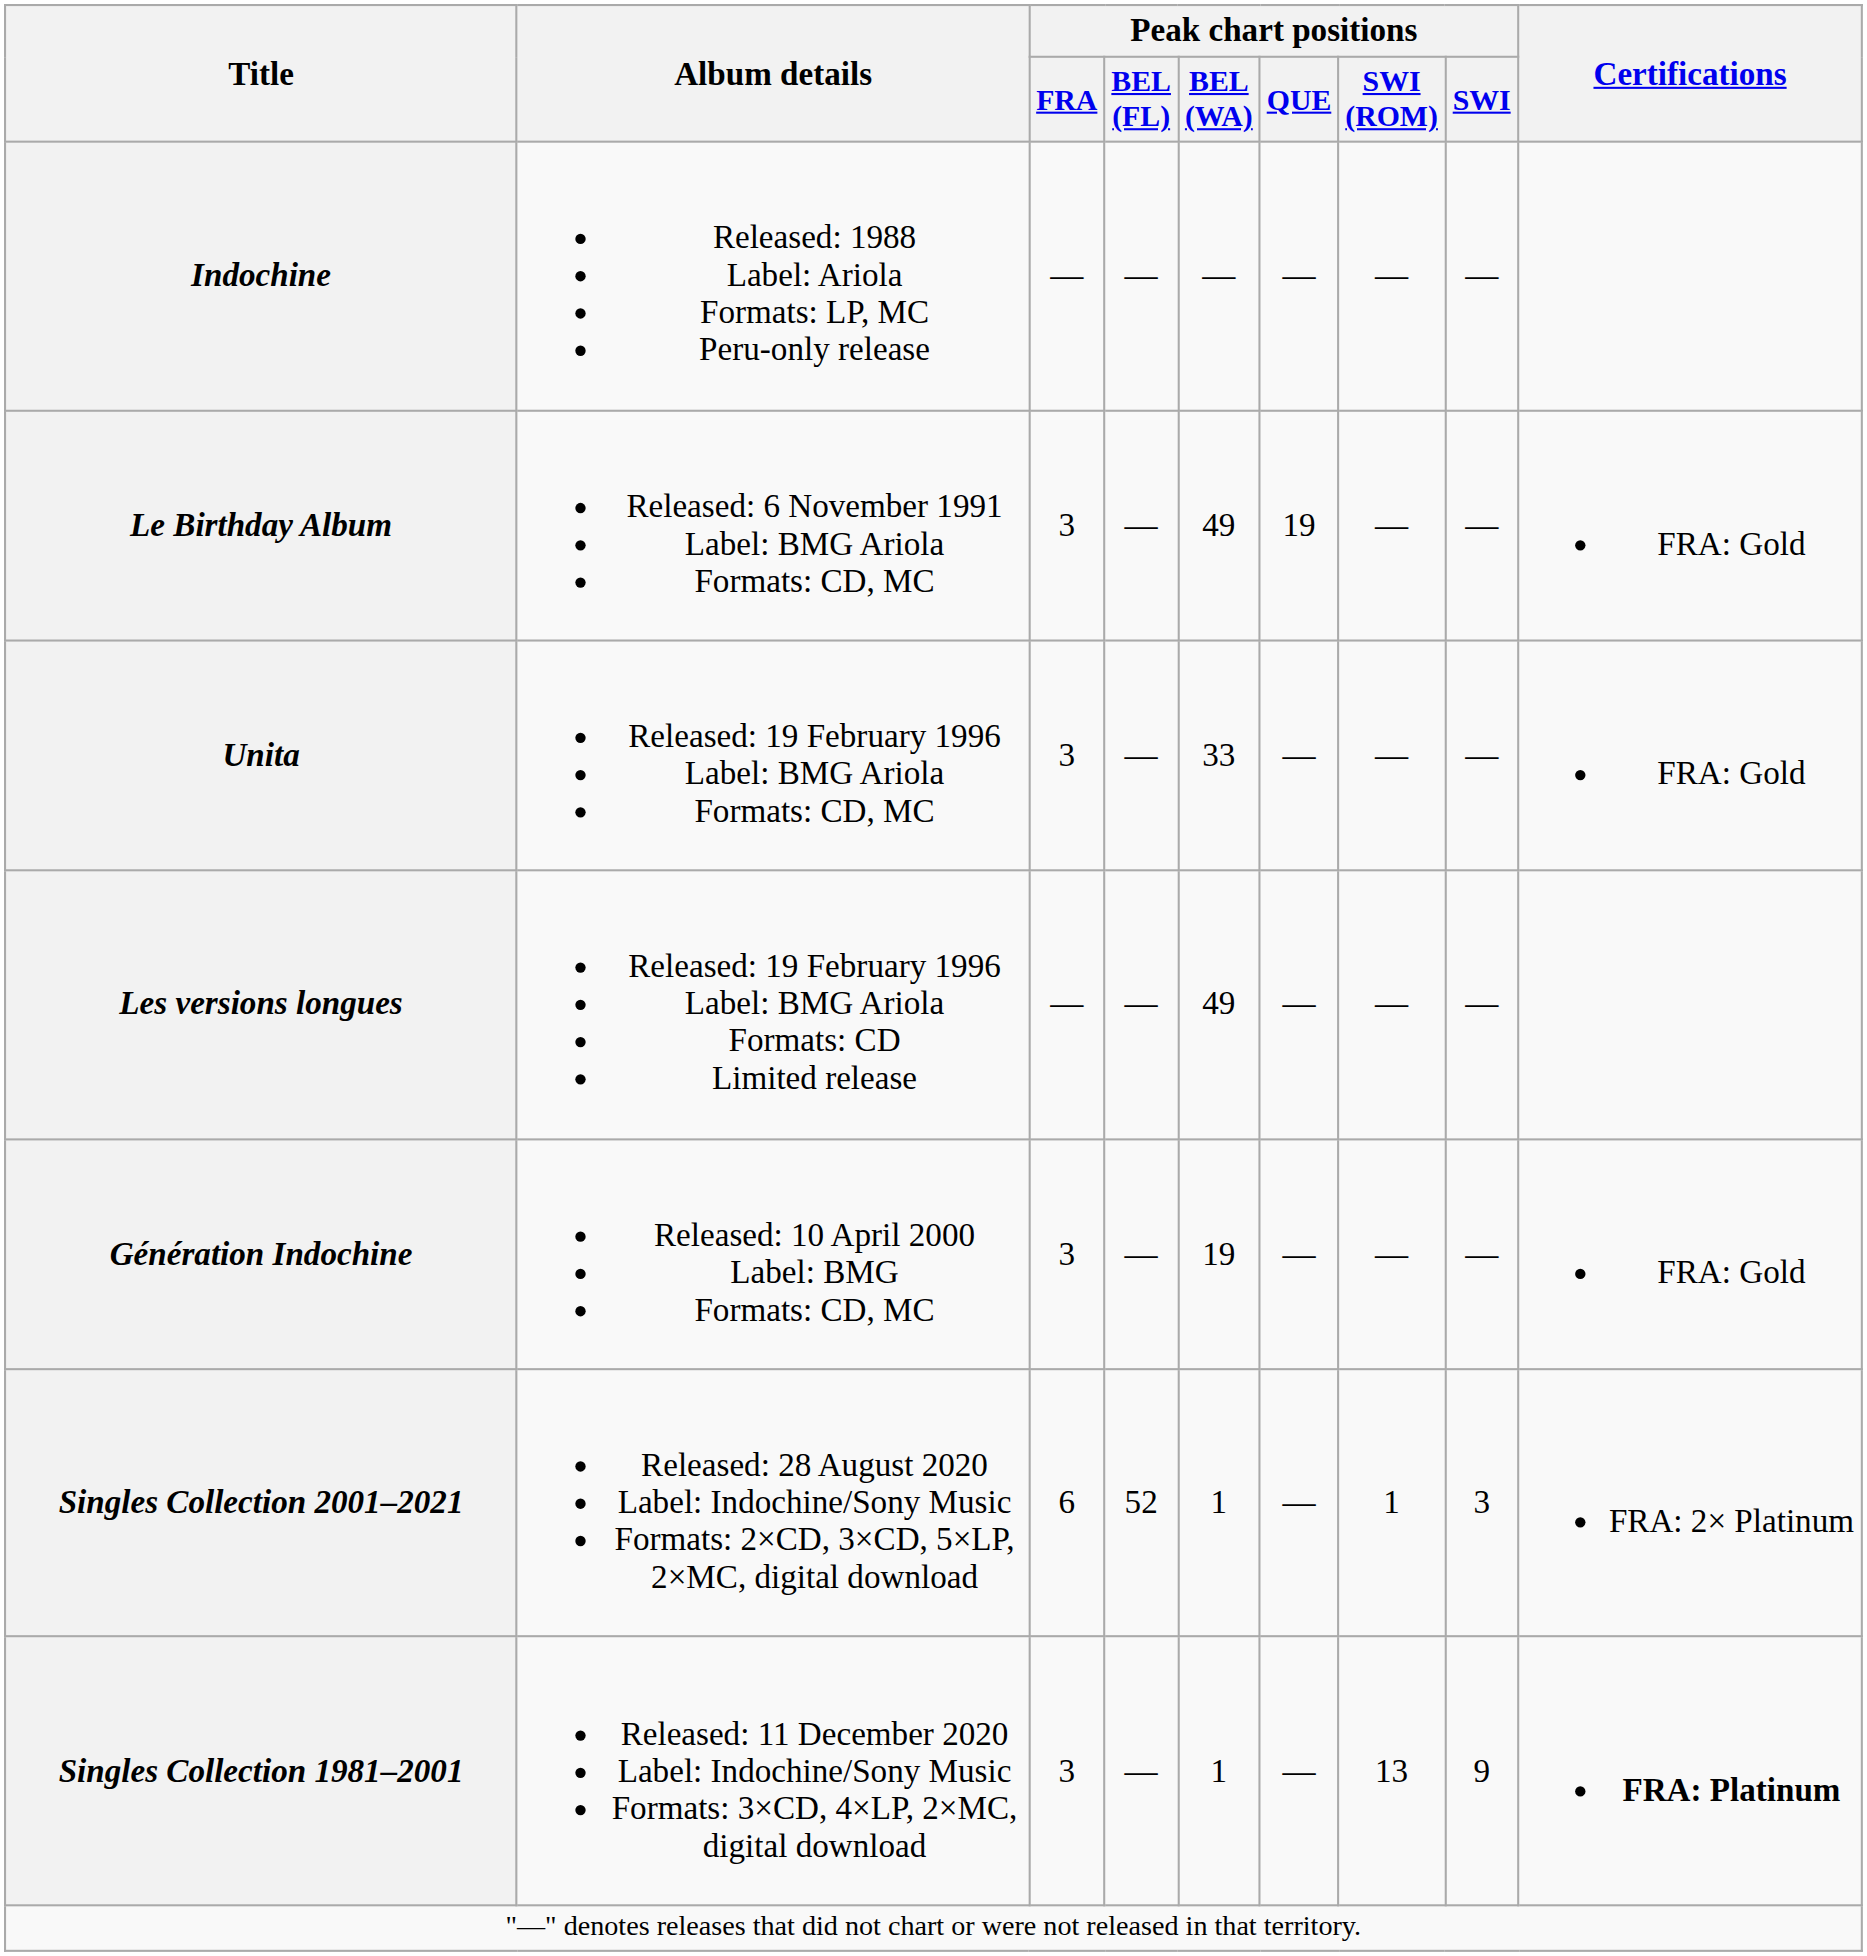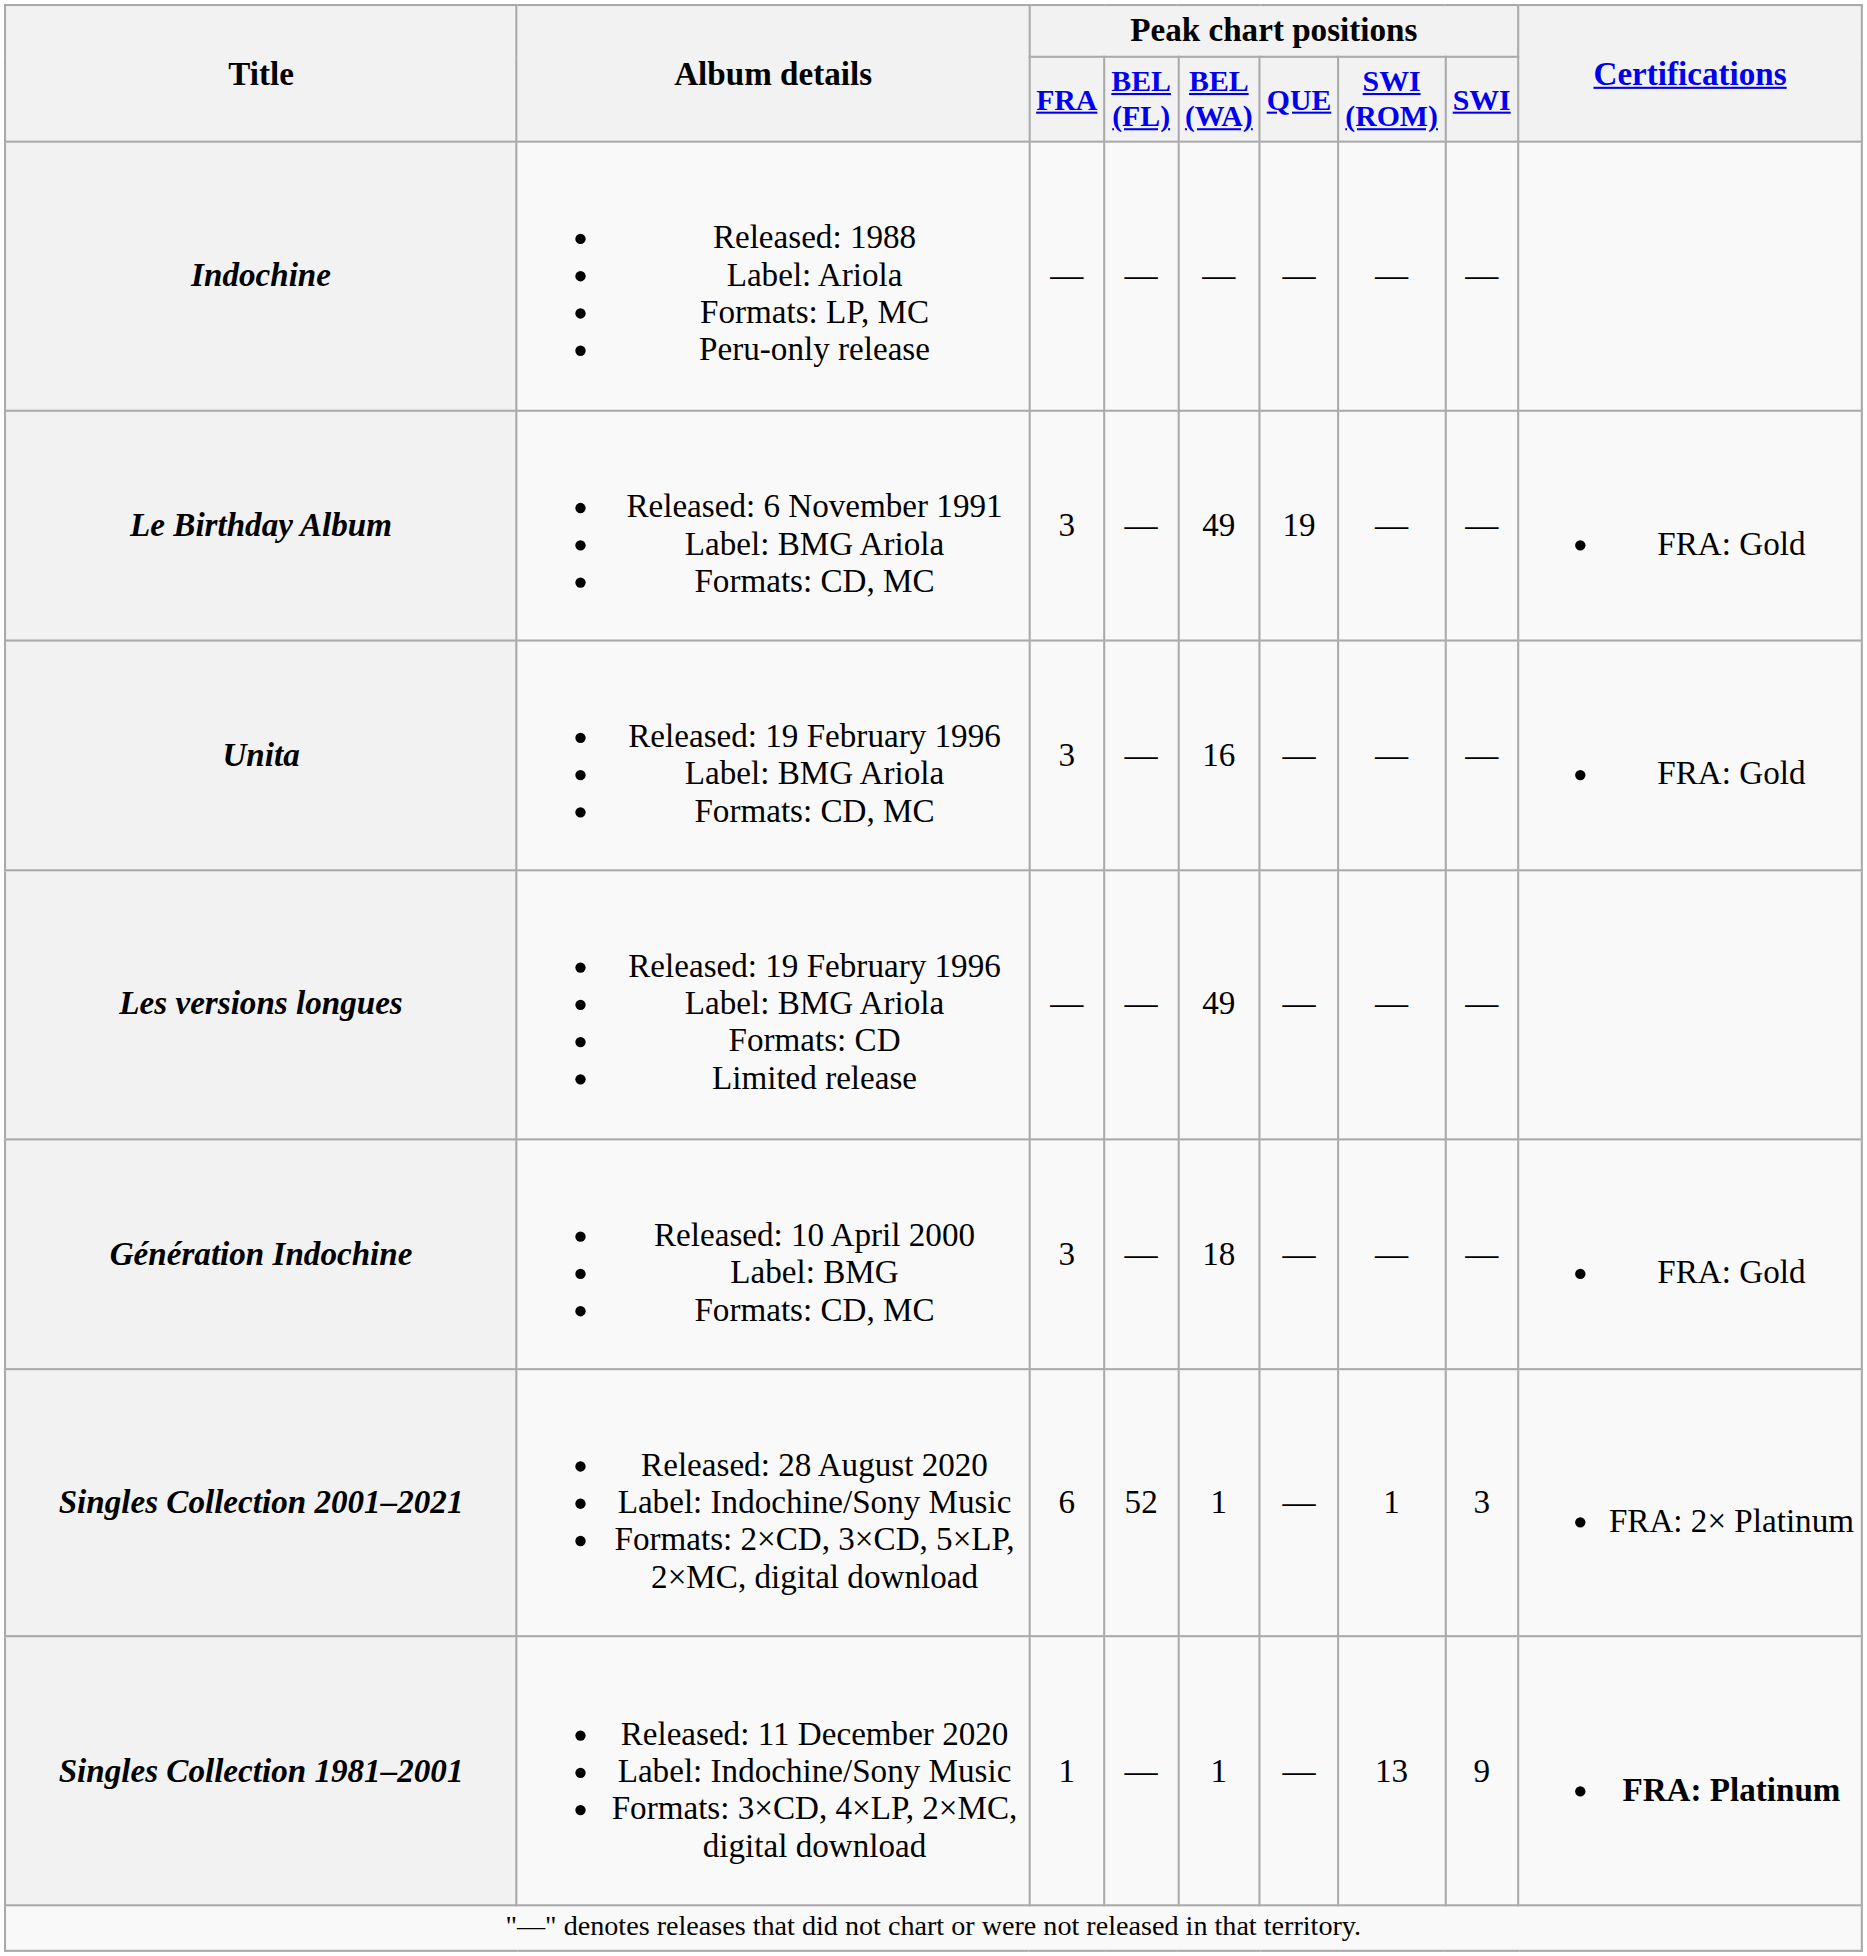(1219, 755) 33 -> (1219, 755) 16
(1219, 1253) 19 -> (1219, 1253) 18
(1067, 1770) 3 -> (1067, 1770) 1
